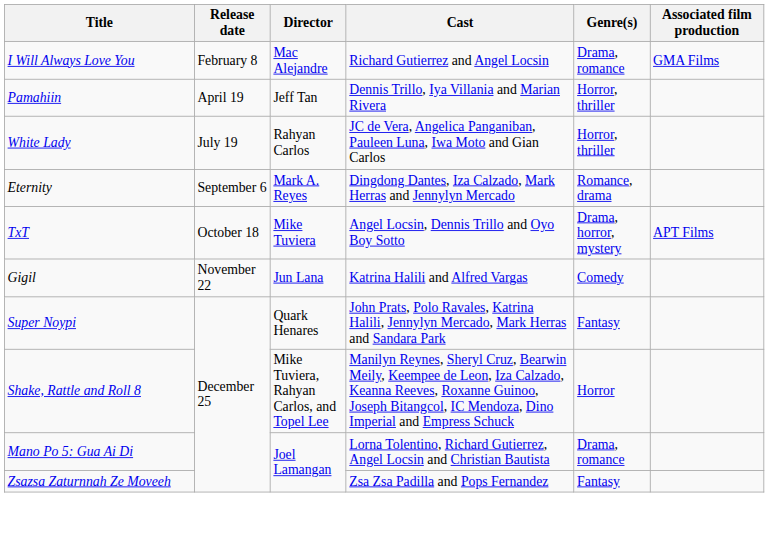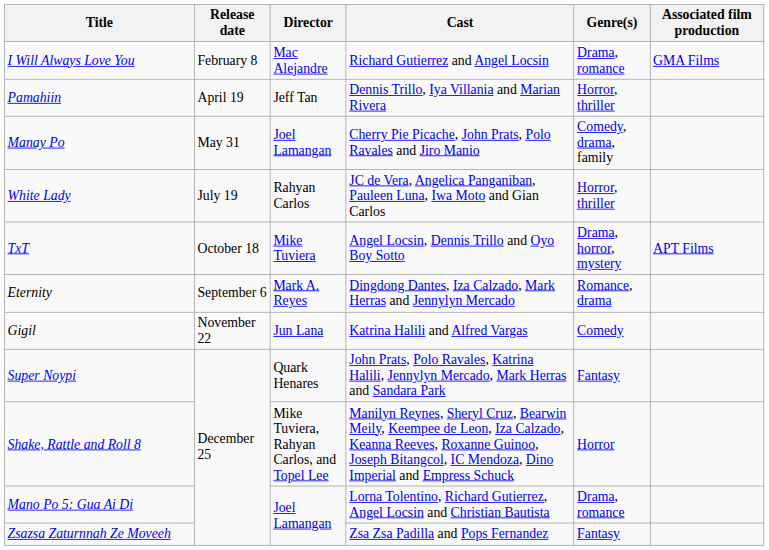+ row: (36, 142)
rows swapped: (30, 187) <-> (18, 232)
